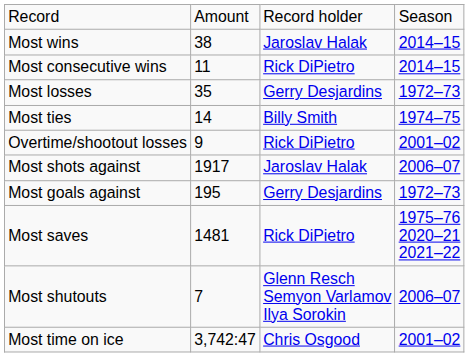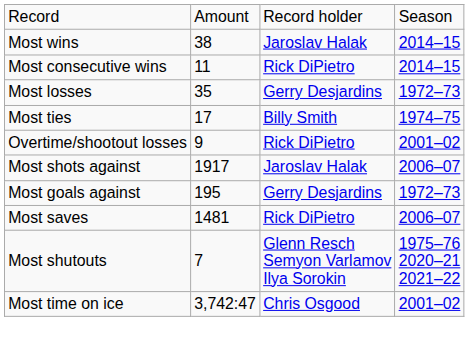(203, 117) 14 -> (203, 117) 17
(430, 235) 1975–76 2020–21 2021–22 -> (430, 218) 2006–07
(430, 296) 2006–07 -> (430, 260) 1975–76 2020–21 2021–22
